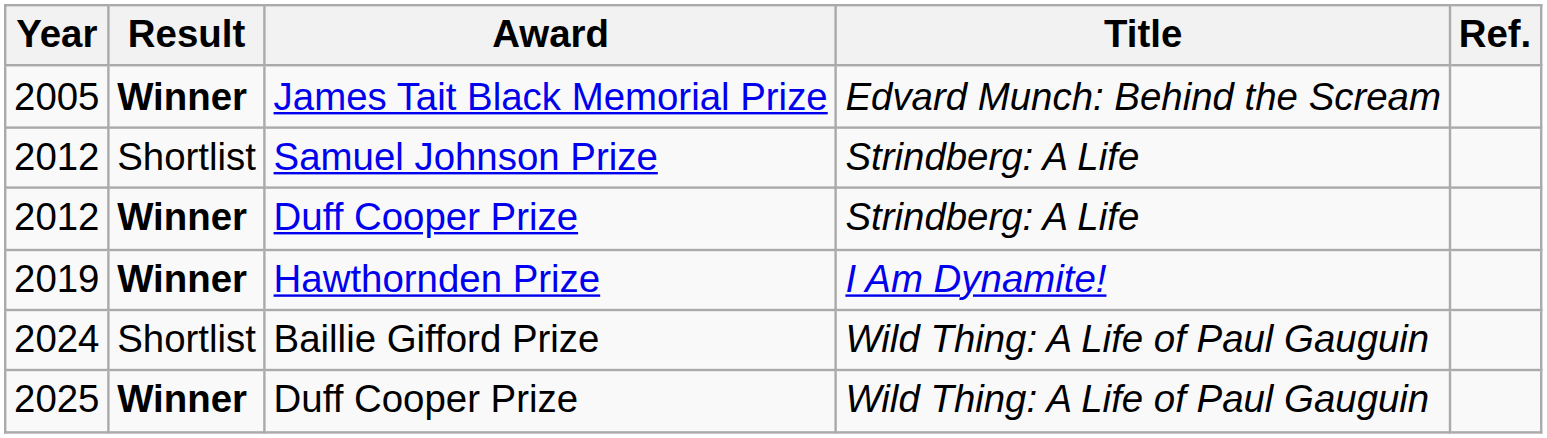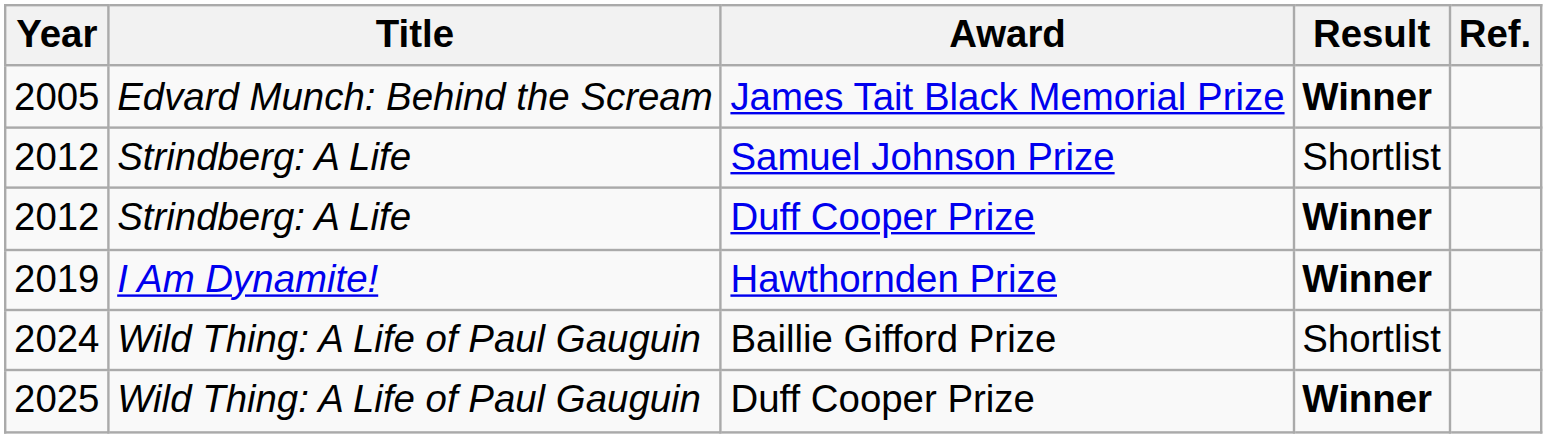columns swapped: (1143, 34) <-> (187, 34)
